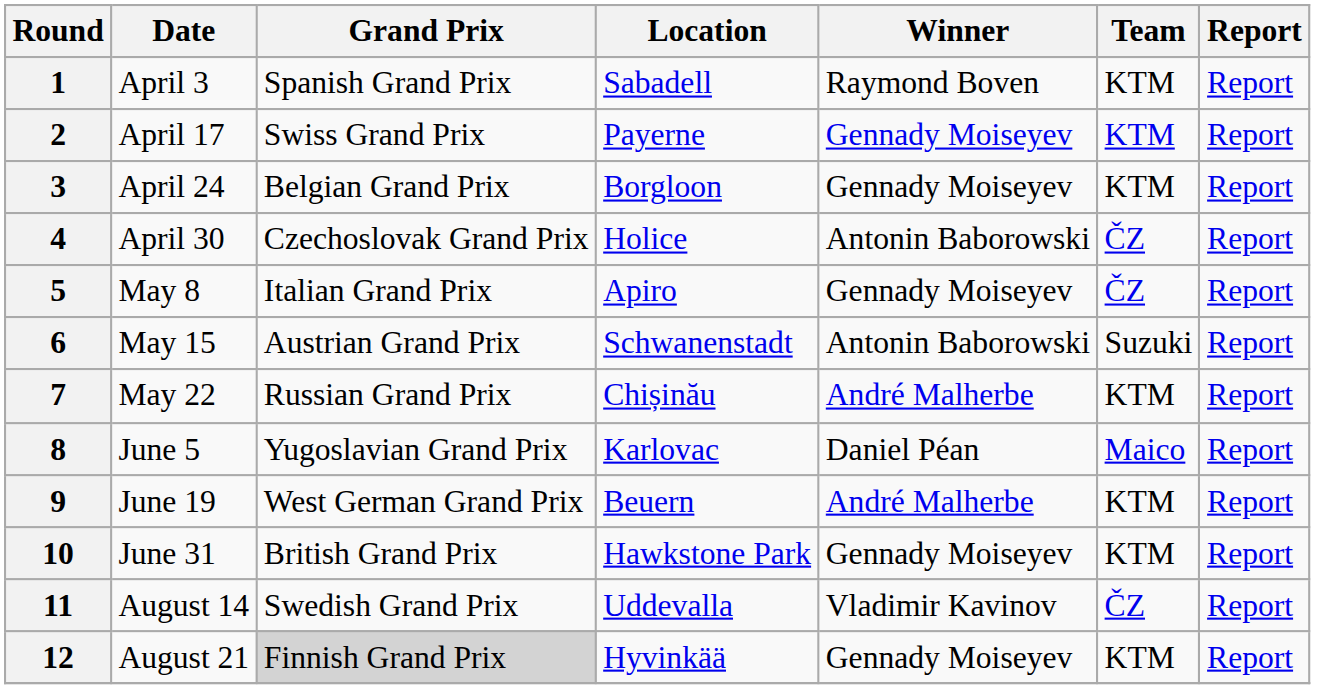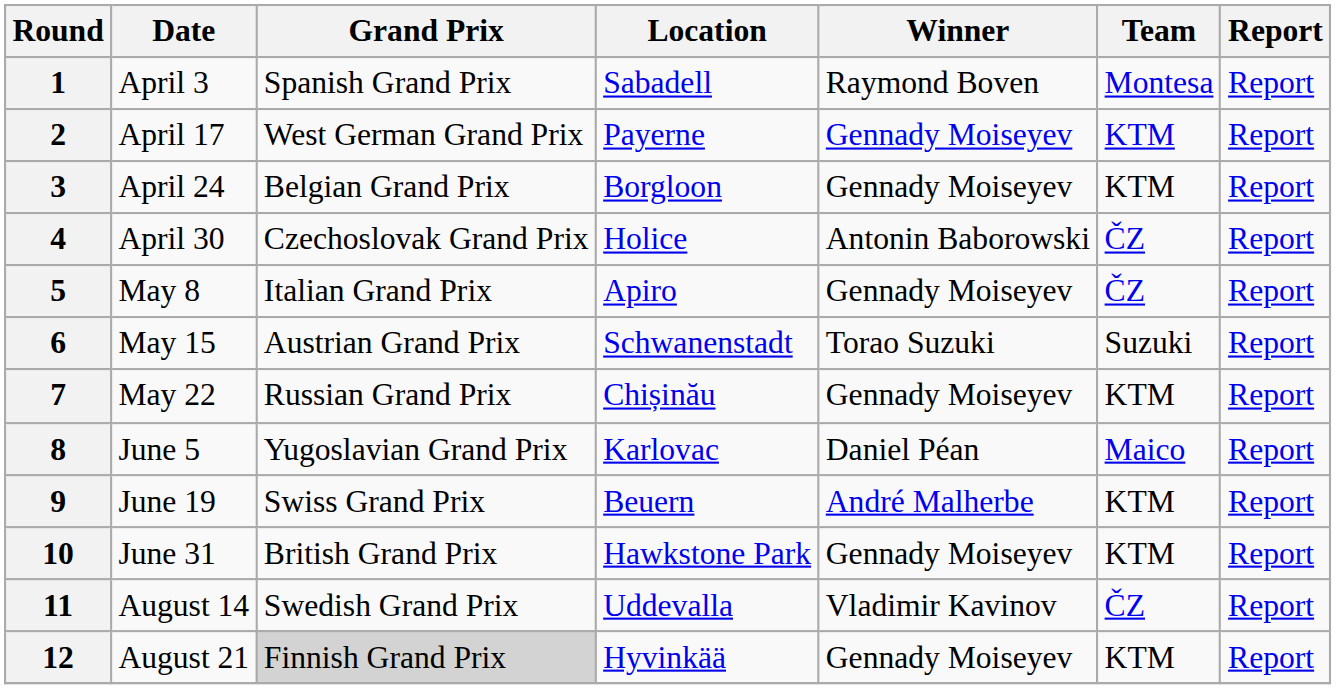(1140, 82) KTM -> (1159, 82) Montesa
(374, 135) Swiss Grand Prix -> (424, 135) West German Grand Prix
(958, 343) Antonin Baborowski -> (910, 343) Torao Suzuki
(930, 395) André Malherbe -> (949, 395) Gennady Moiseyev
(424, 499) West German Grand Prix -> (374, 499) Swiss Grand Prix
